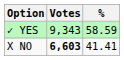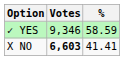(65, 30) 9,343 -> (65, 30) 9,346
